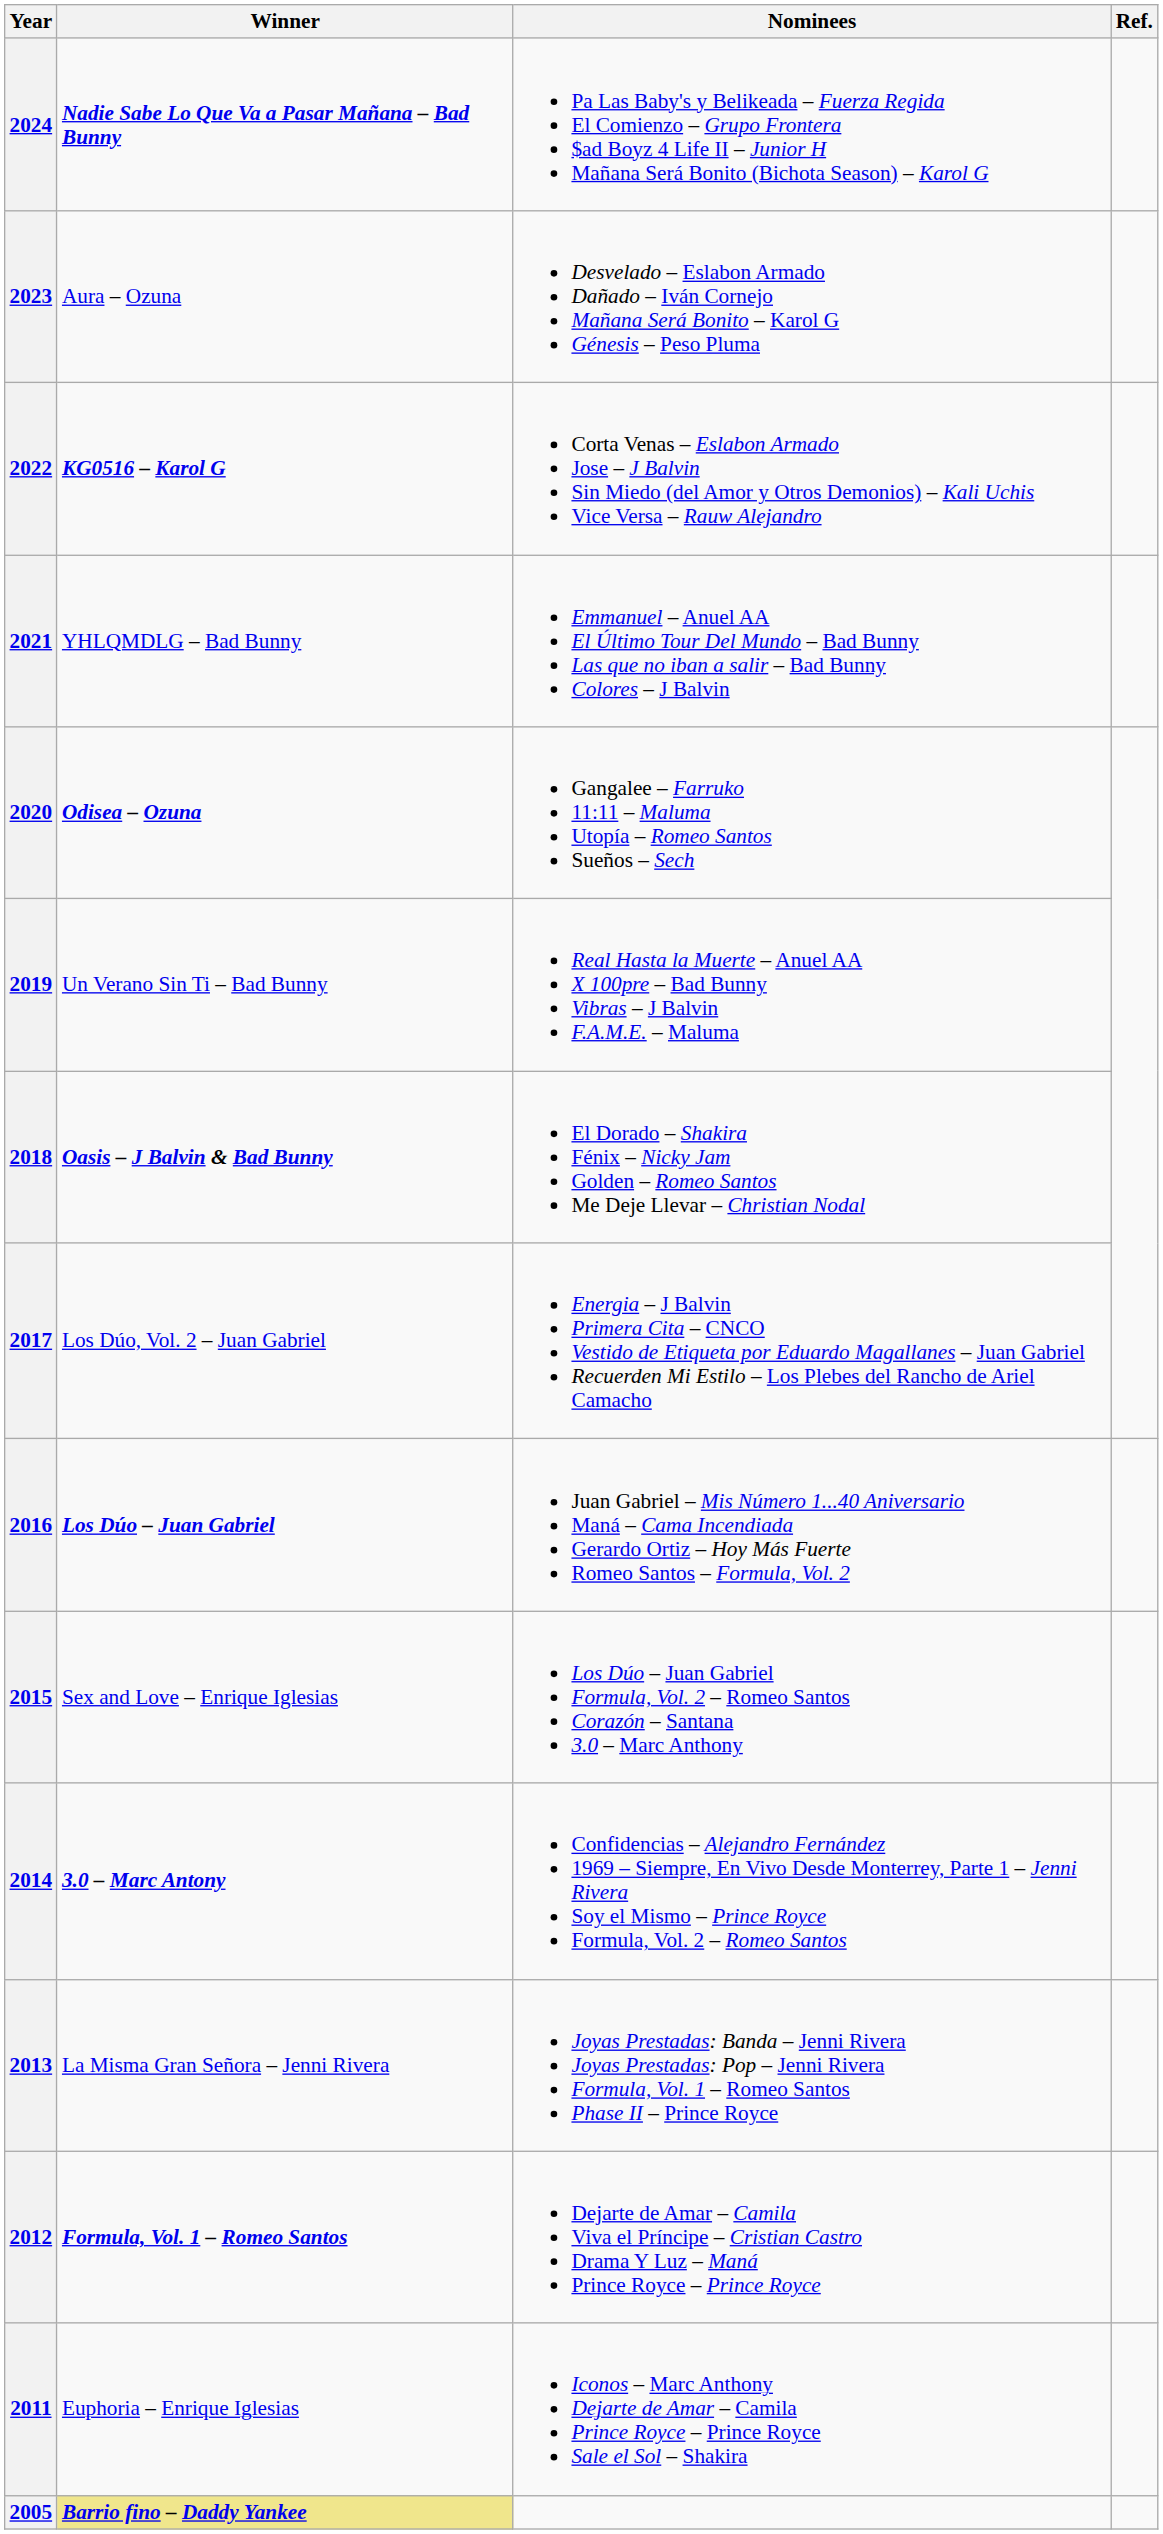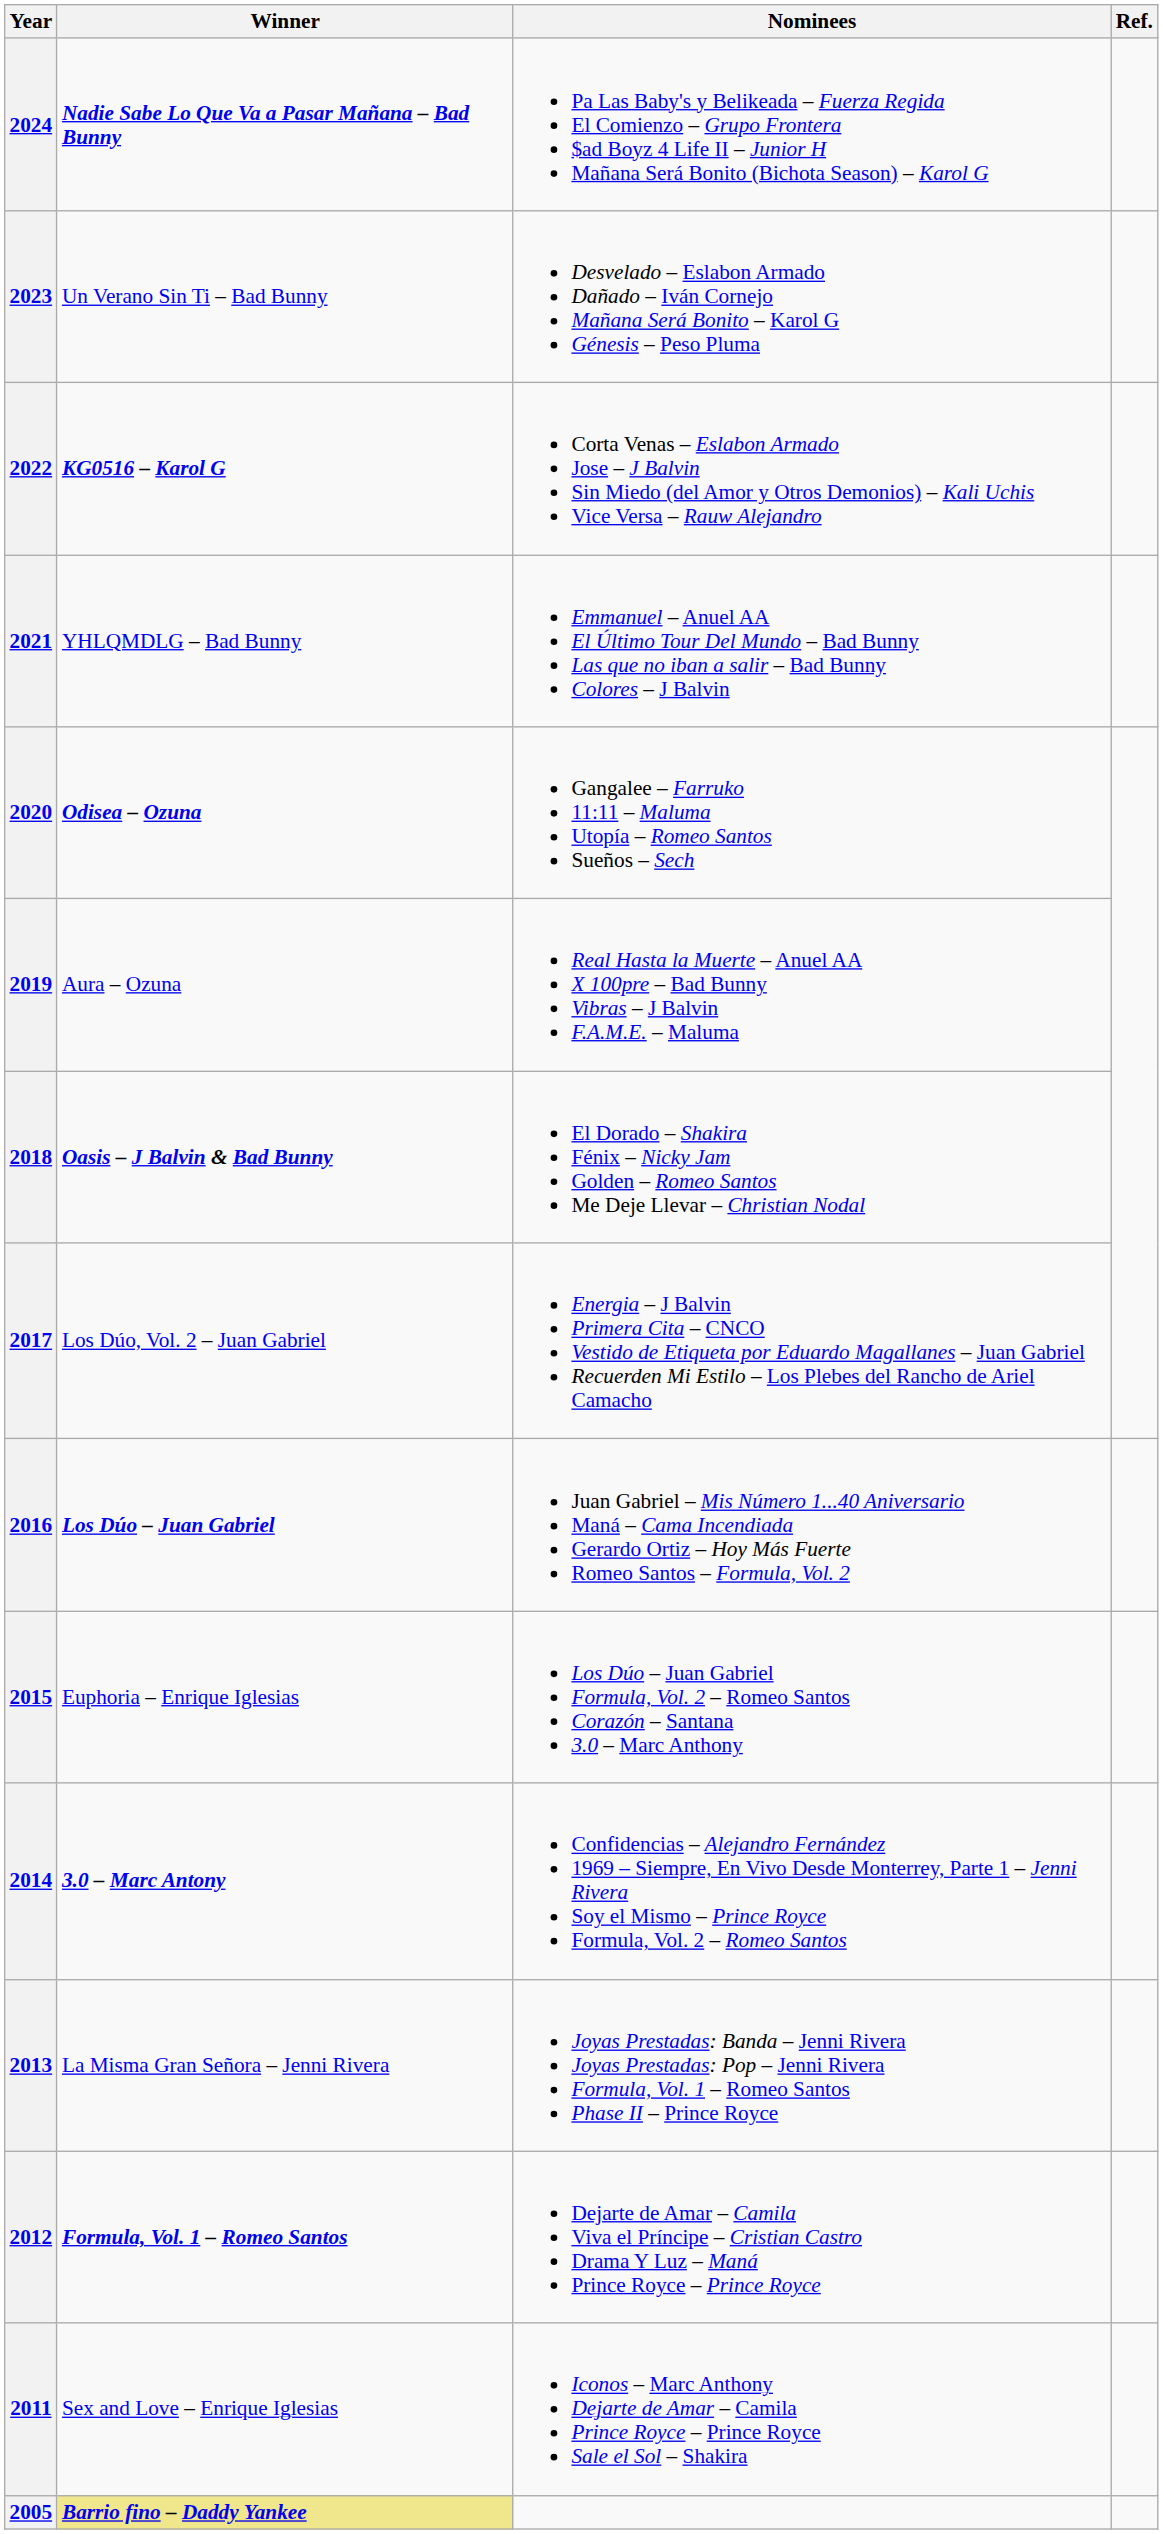(122, 296) Aura – Ozuna -> (195, 296) Un Verano Sin Ti – Bad Bunny
(195, 984) Un Verano Sin Ti – Bad Bunny -> (122, 984) Aura – Ozuna
(200, 1696) Sex and Love – Enrique Iglesias -> (180, 1696) Euphoria – Enrique Iglesias
(180, 2409) Euphoria – Enrique Iglesias -> (200, 2409) Sex and Love – Enrique Iglesias
